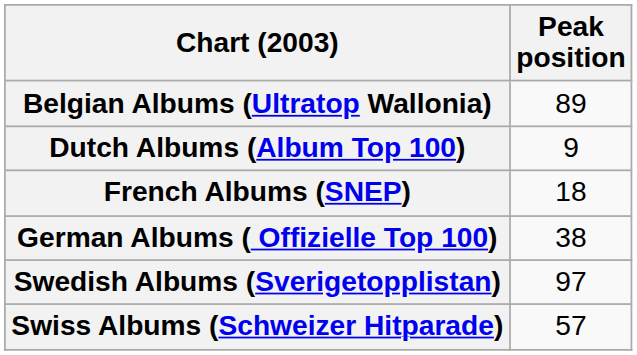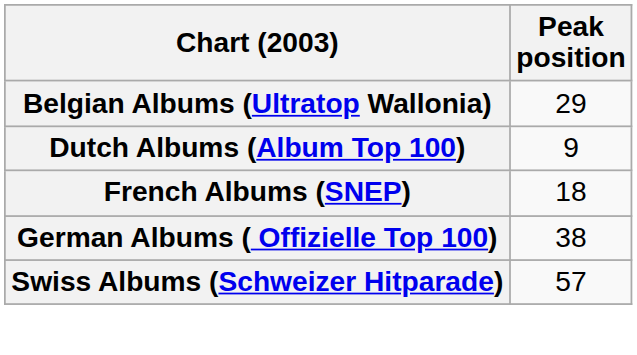(571, 103) 89 -> (571, 103) 29
- row: (257, 281)
